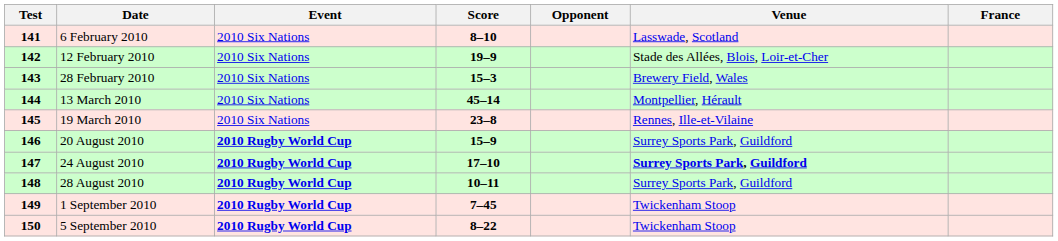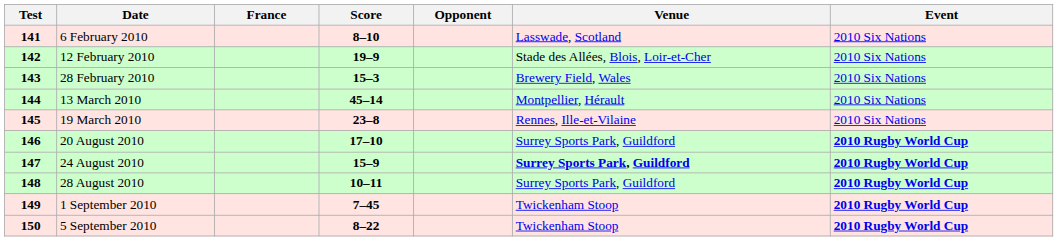columns swapped: (1000, 15) <-> (325, 15)
(483, 141) 15–9 -> (366, 141) 17–10
(483, 162) 17–10 -> (366, 162) 15–9
